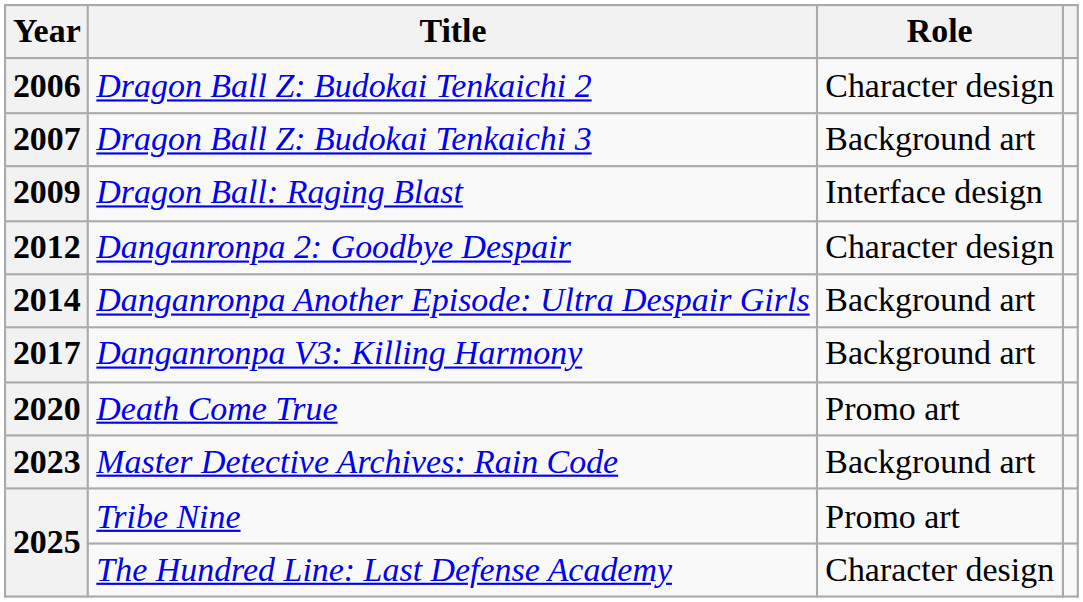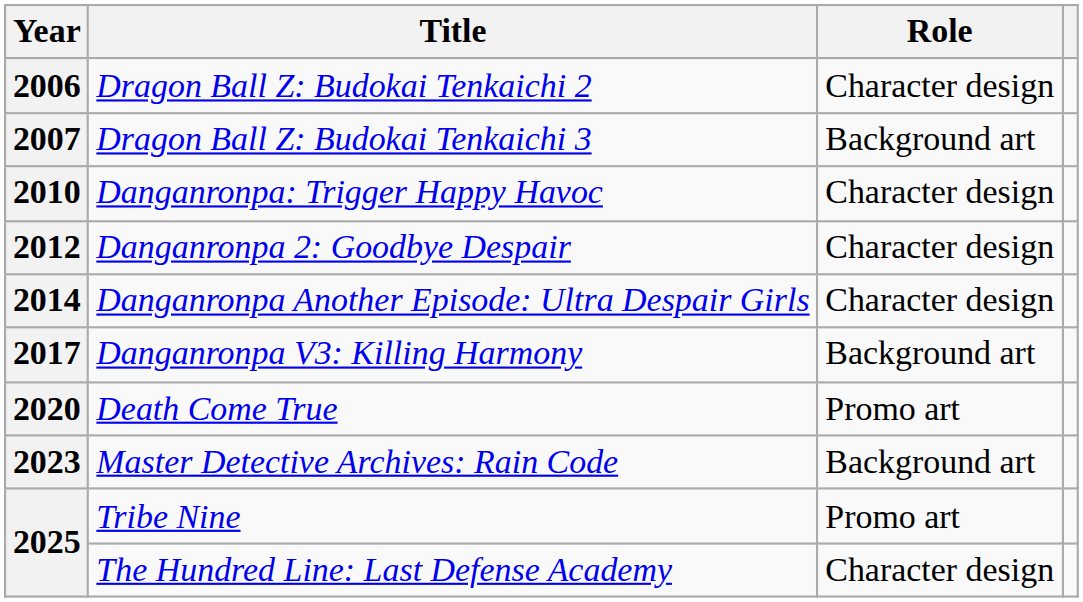- row: (47, 192)
+ row: (47, 192)
(930, 300) Background art -> (940, 300) Character design
